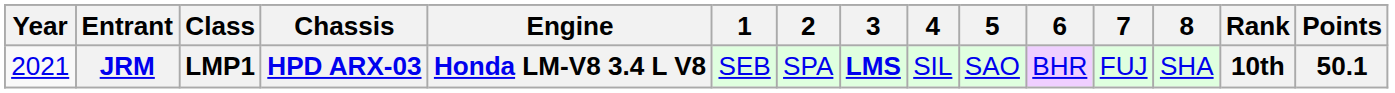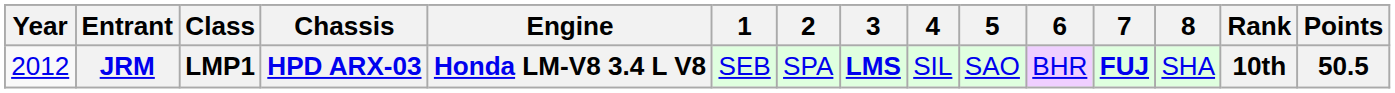(40, 66) 2021 -> (40, 66) 2012
(1124, 66) normal -> (1124, 66) bold
(1342, 66) 50.1 -> (1343, 66) 50.5
